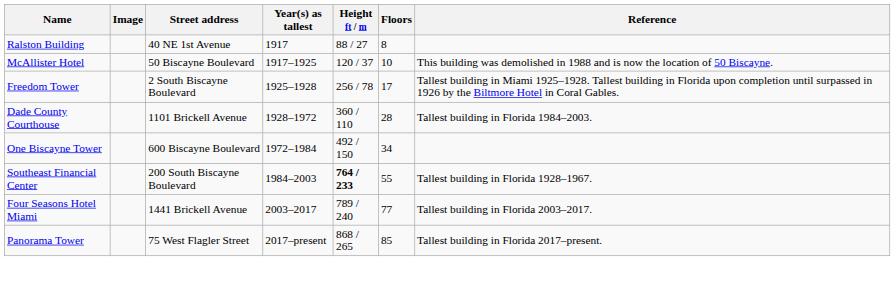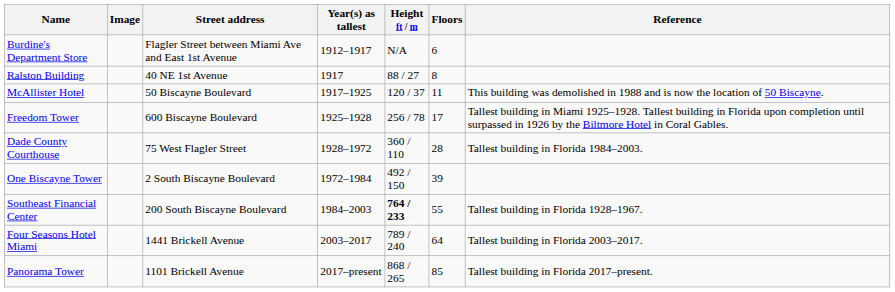+ row: (47, 50)
(387, 62) 10 -> (437, 93) 11
(188, 86) 2 South Biscayne Boulevard -> (201, 117) 600 Biscayne Boulevard
(197, 117) 1101 Brickell Avenue -> (196, 148) 75 West Flagler Street
(204, 148) 600 Biscayne Boulevard -> (210, 179) 2 South Biscayne Boulevard
(387, 148) 34 -> (437, 179) 39
(387, 209) 77 -> (437, 240) 64
(199, 240) 75 West Flagler Street -> (195, 271) 1101 Brickell Avenue
